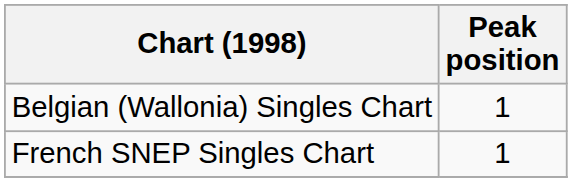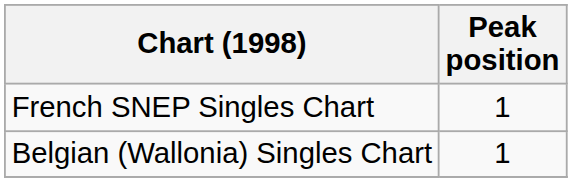rows swapped: (222, 107) <-> (193, 153)
